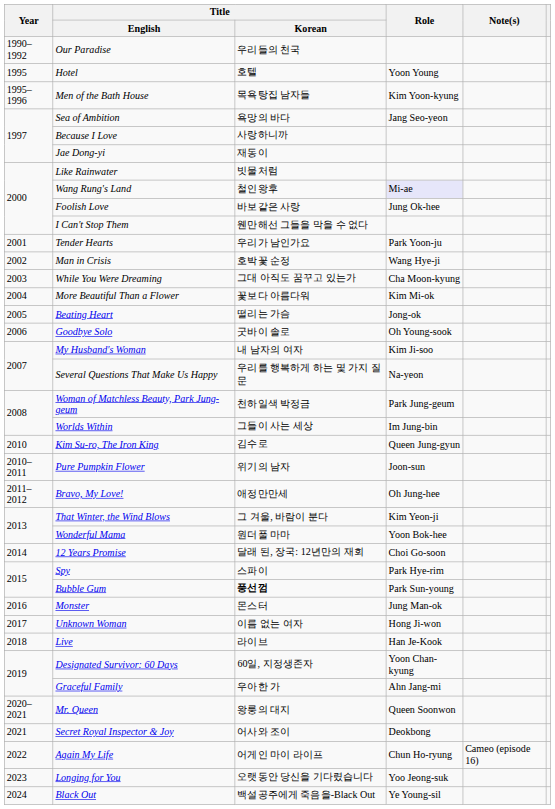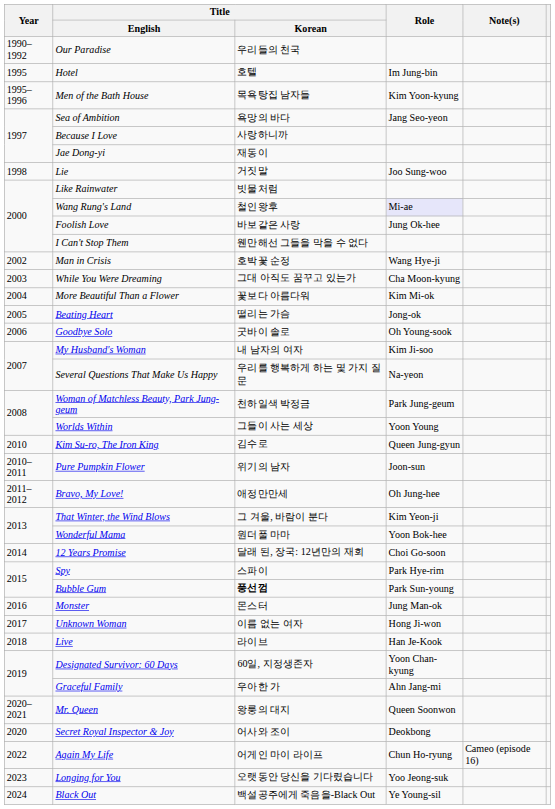(414, 72) Yoon Young -> (413, 72) Im Jung-bin
+ row: (62, 171)
- row: (84, 243)
(413, 426) Im Jung-bin -> (414, 426) Yoon Young
(17, 732) 2021 -> (17, 732) 2020
